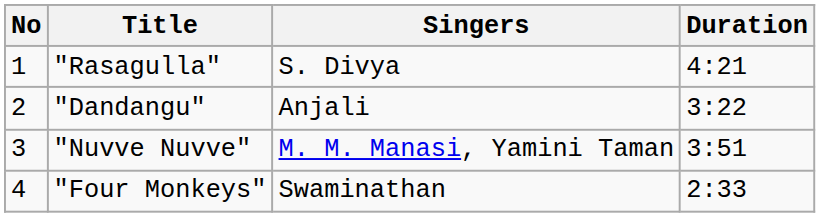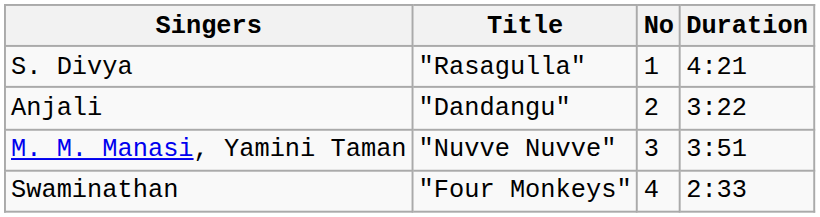columns swapped: (26, 26) <-> (476, 26)
